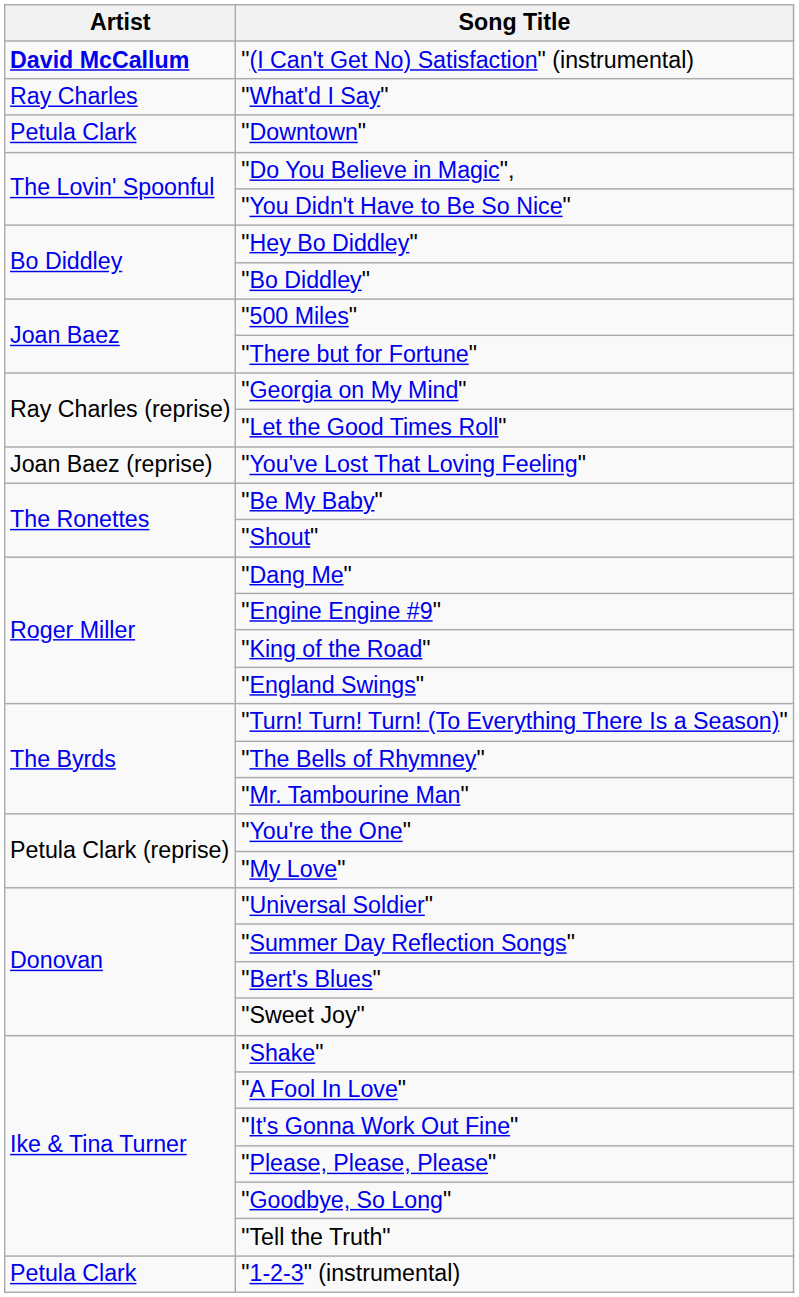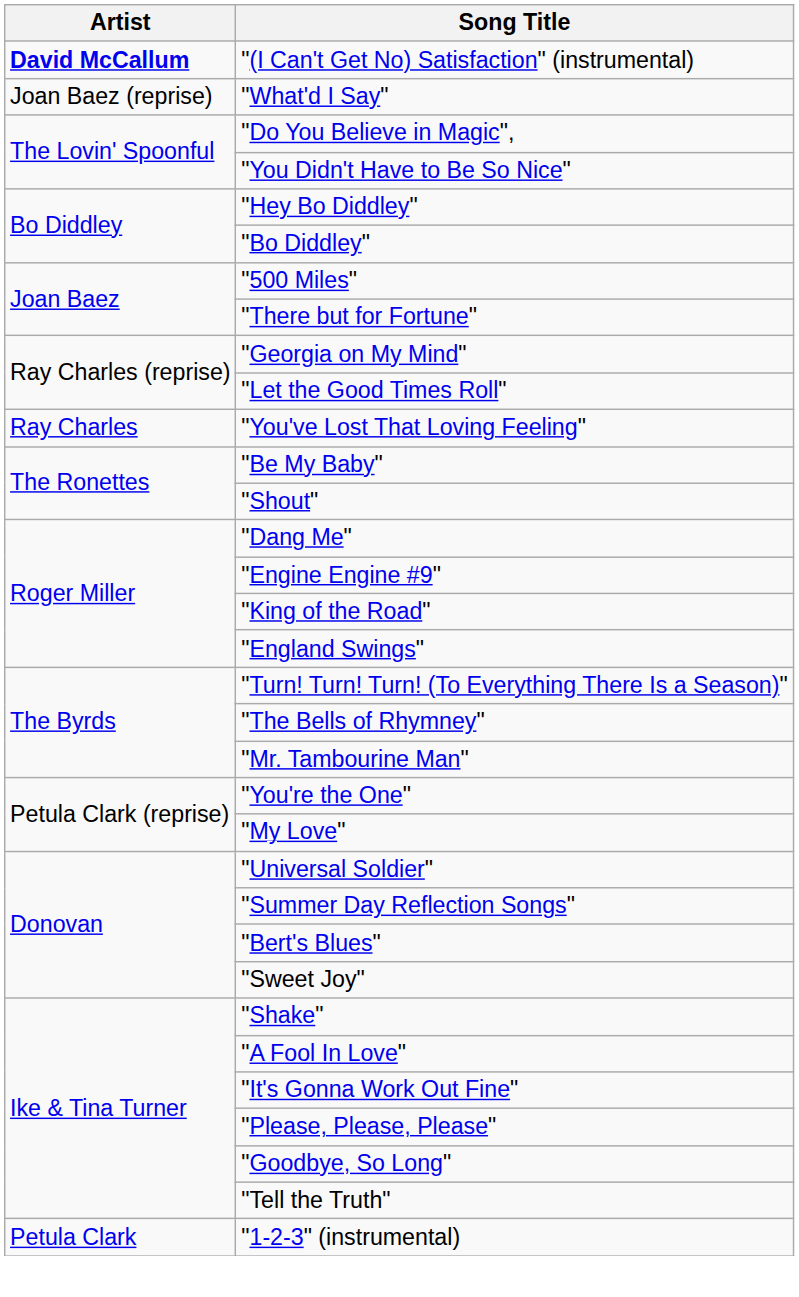(74, 96) Ray Charles -> (111, 96) Joan Baez (reprise)
- row: (304, 133)
(111, 464) Joan Baez (reprise) -> (74, 427) Ray Charles
